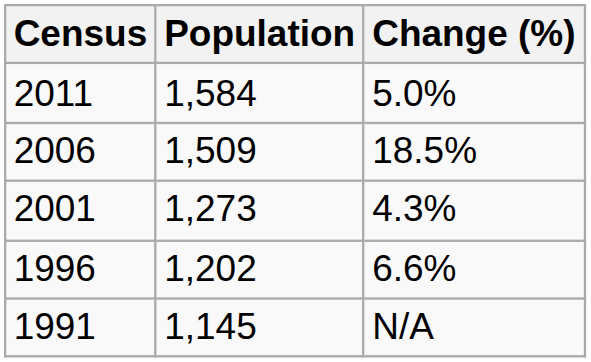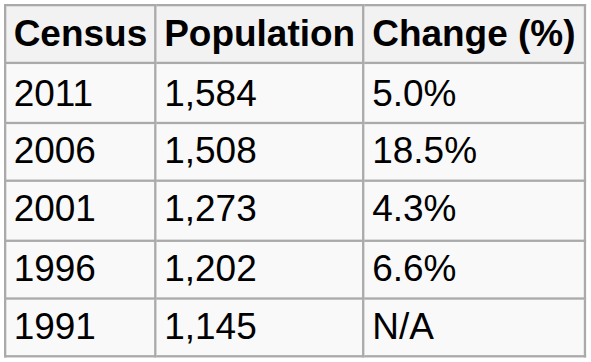(210, 151) 1,509 -> (210, 151) 1,508
